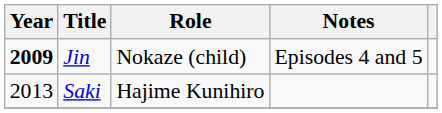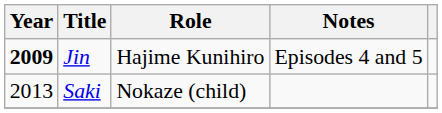(181, 56) Nokaze (child) -> (190, 56) Hajime Kunihiro
(190, 90) Hajime Kunihiro -> (181, 90) Nokaze (child)
